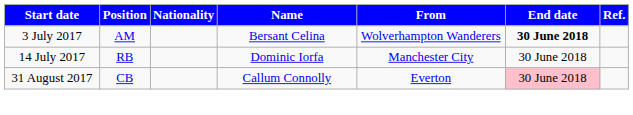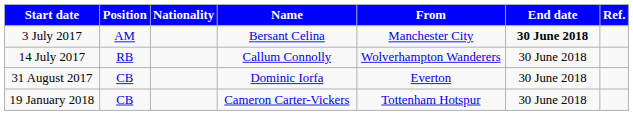(431, 36) Wolverhampton Wanderers -> (431, 36) Manchester City
(287, 57) Dominic Iorfa -> (287, 57) Callum Connolly
(431, 57) Manchester City -> (431, 57) Wolverhampton Wanderers
(287, 78) Callum Connolly -> (287, 78) Dominic Iorfa
(553, 78) pink background -> (553, 78) no background
+ row: (52, 100)
